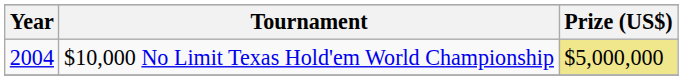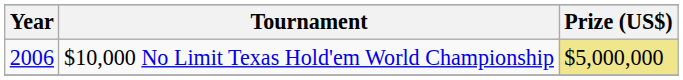(32, 57) 2004 -> (32, 57) 2006
